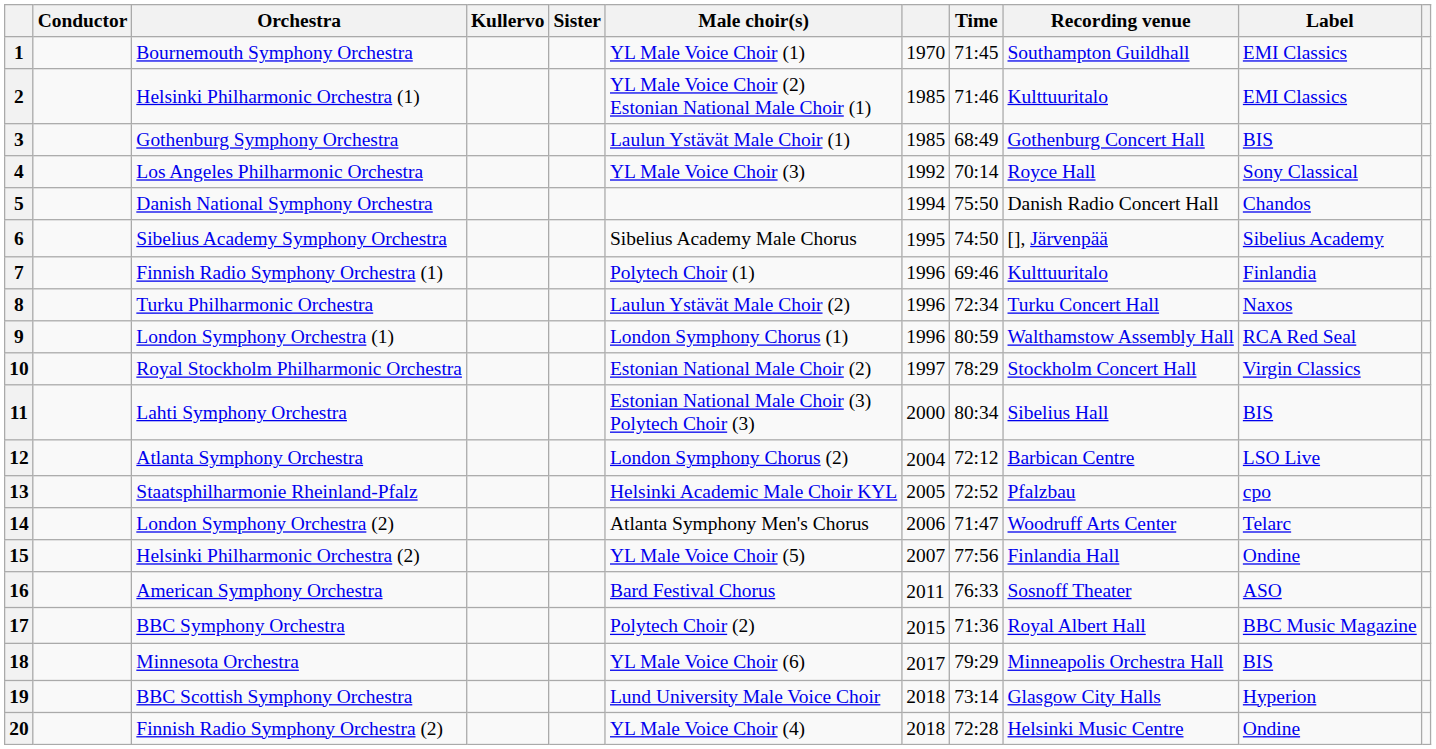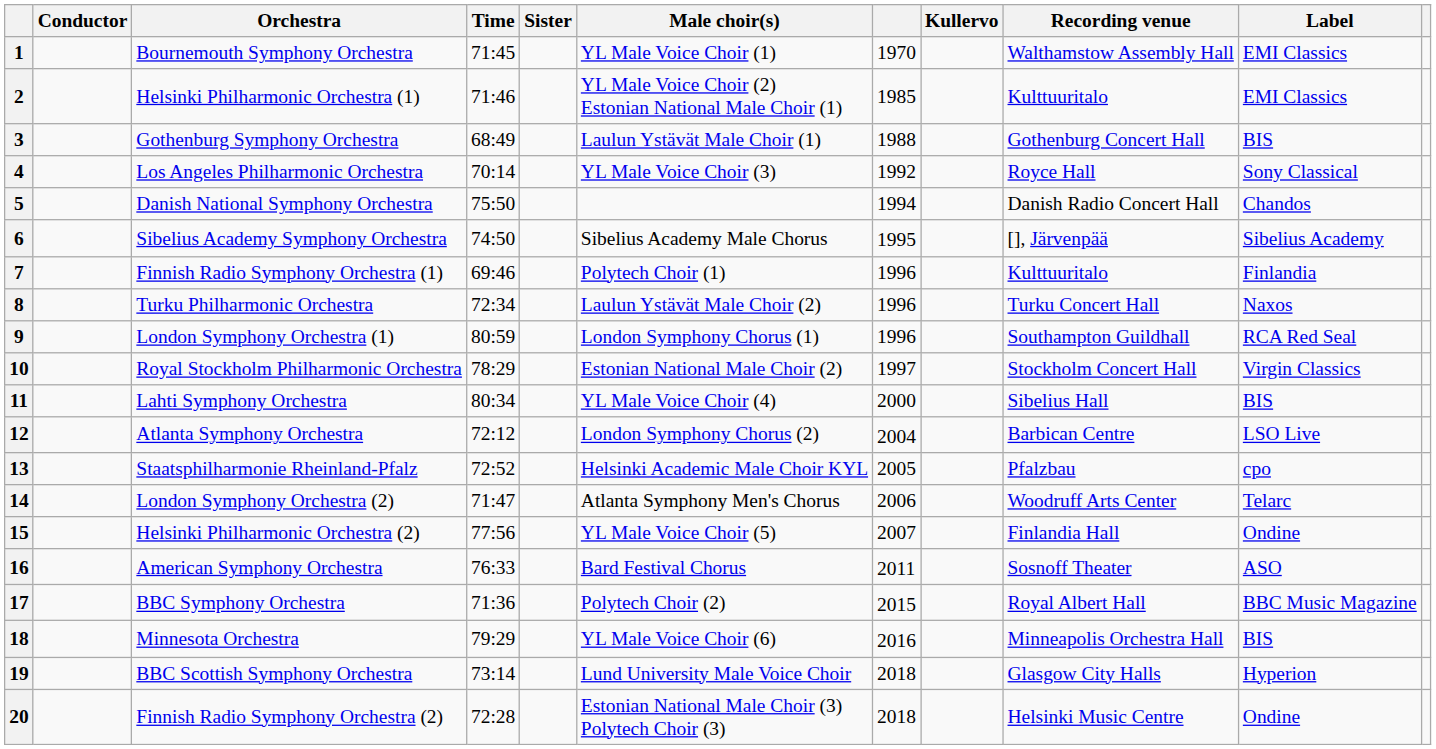columns swapped: (508, 20) <-> (976, 20)
(1099, 52) Southampton Guildhall -> (1121, 52) Walthamstow Assembly Hall
(926, 140) 1985 -> (897, 140) 1988
(1121, 336) Walthamstow Assembly Hall -> (1099, 336) Southampton Guildhall
(741, 412) Estonian National Male Choir (3) Polytech Choir (3) -> (678, 400) YL Male Voice Choir (4)
(926, 663) 2017 -> (897, 640) 2016
(708, 728) YL Male Voice Choir (4) -> (712, 716) Estonian National Male Choir (3) Polytech Choir (3)
